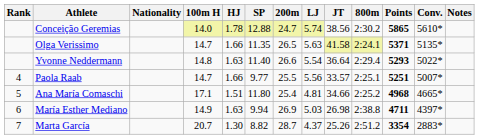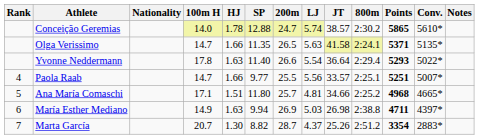(338, 28) 38.56 -> (338, 28) 38.57
(203, 61) 14.8 -> (203, 61) 17.8
(287, 93) 25.4 -> (287, 93) 25.7
